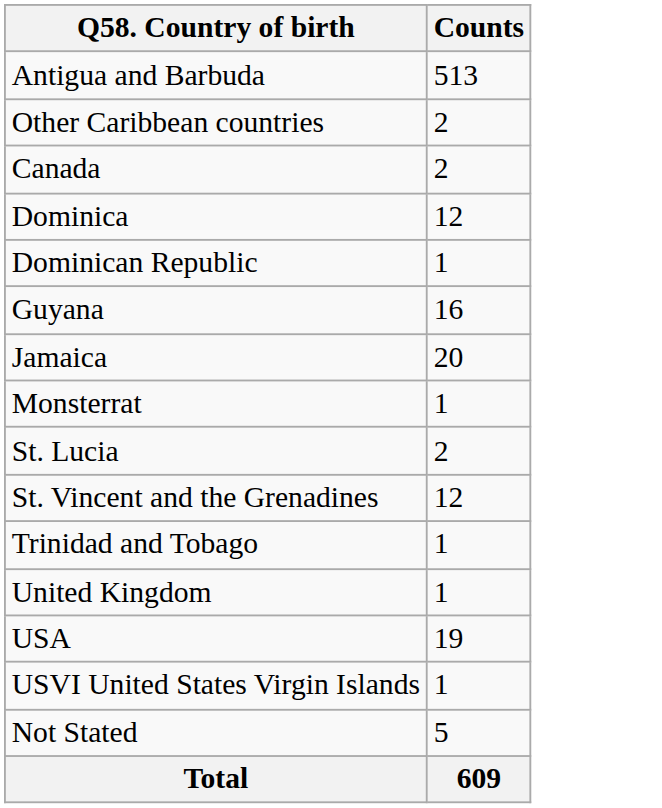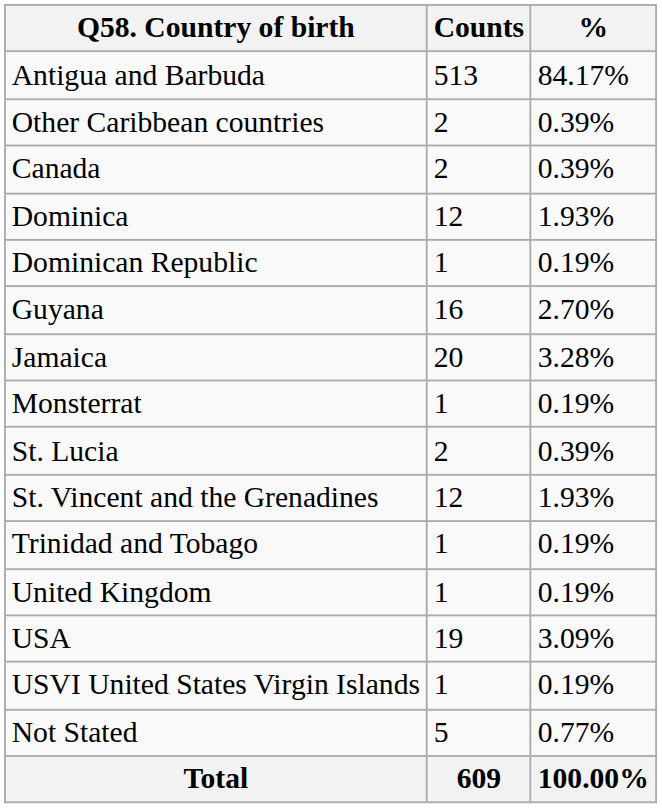+ column: (593, 27)
